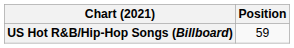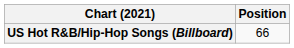(262, 33) 59 -> (262, 33) 66
